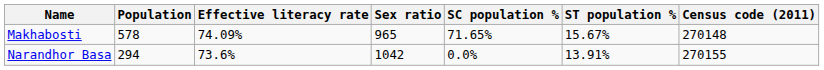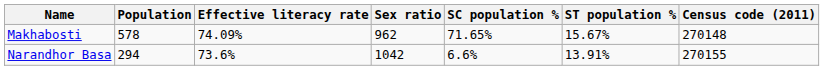(386, 35) 965 -> (386, 35) 962
(462, 55) 0.0% -> (462, 55) 6.6%
